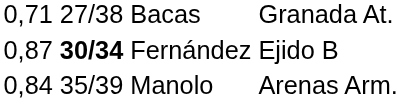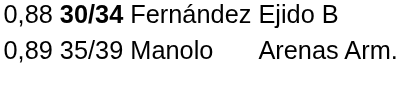- row: (165, 15)
(28, 50) 0,87 -> (28, 15) 0,88
(28, 85) 0,84 -> (28, 50) 0,89
